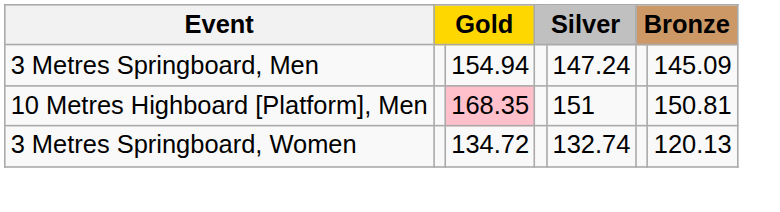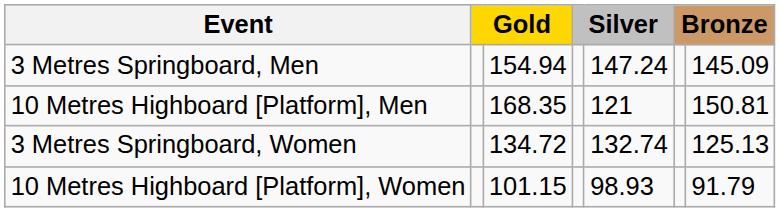(490, 105) pink background -> (528, 105) no background
(574, 105) 151 -> (611, 105) 121
(693, 145) 120.13 -> (730, 145) 125.13
+ row: (238, 186)
